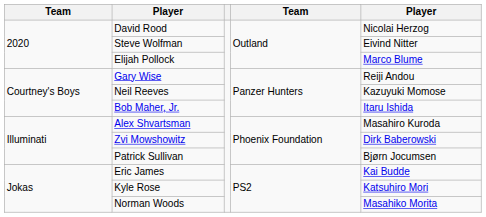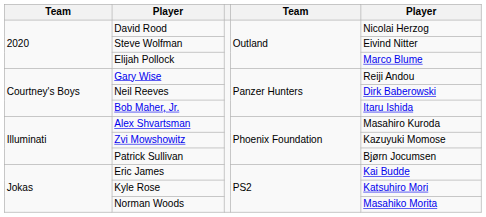(404, 92) Kazuyuki Momose -> (400, 92) Dirk Baberowski
(400, 140) Dirk Baberowski -> (404, 140) Kazuyuki Momose
